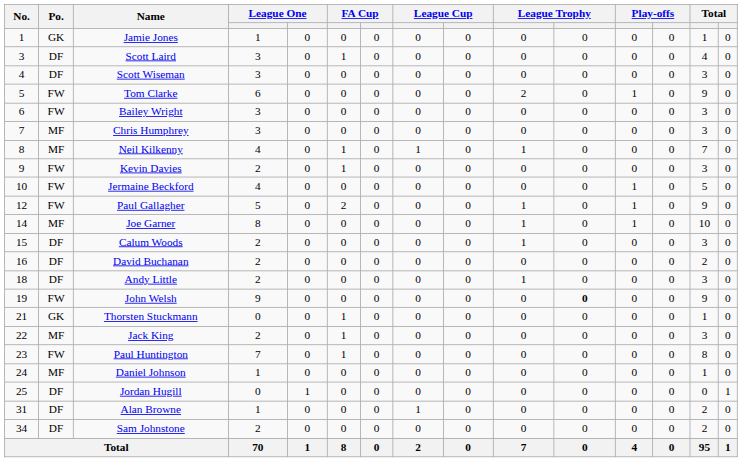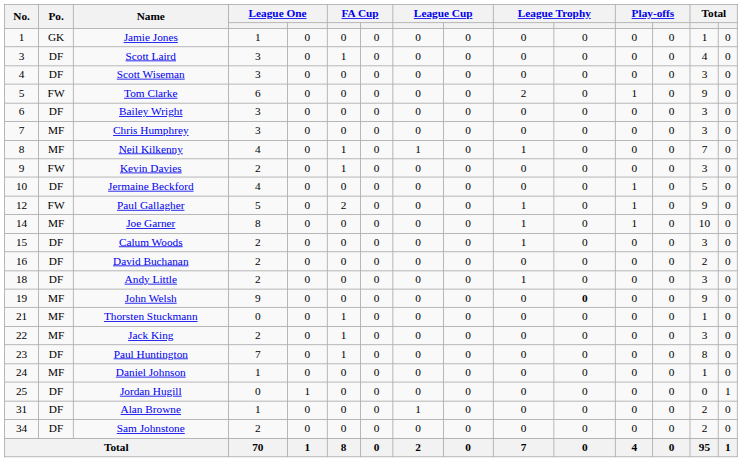(56, 111) FW -> (56, 111) DF
(56, 186) FW -> (56, 186) DF
(56, 298) FW -> (56, 298) MF
(56, 316) GK -> (56, 316) MF
(56, 353) FW -> (56, 353) DF
